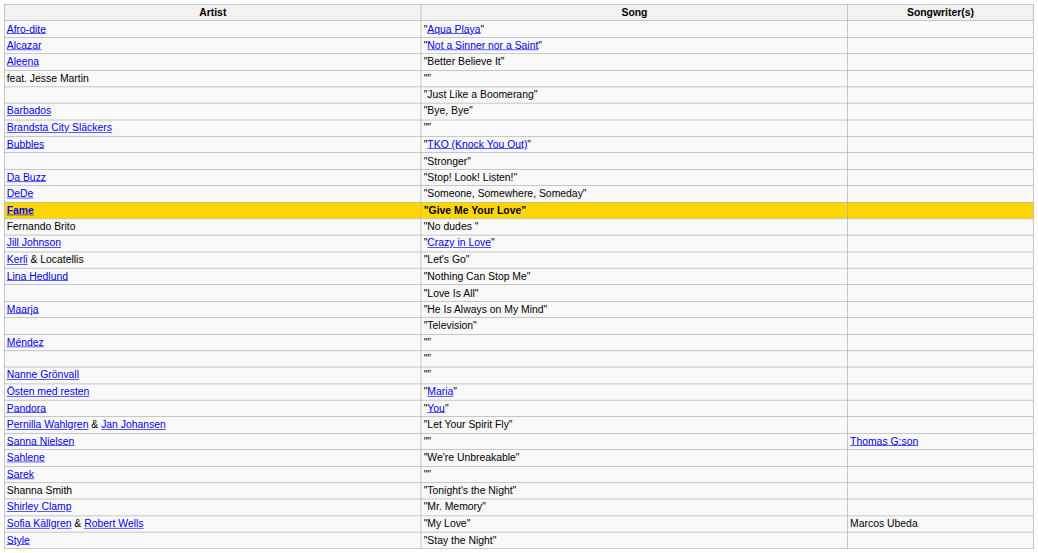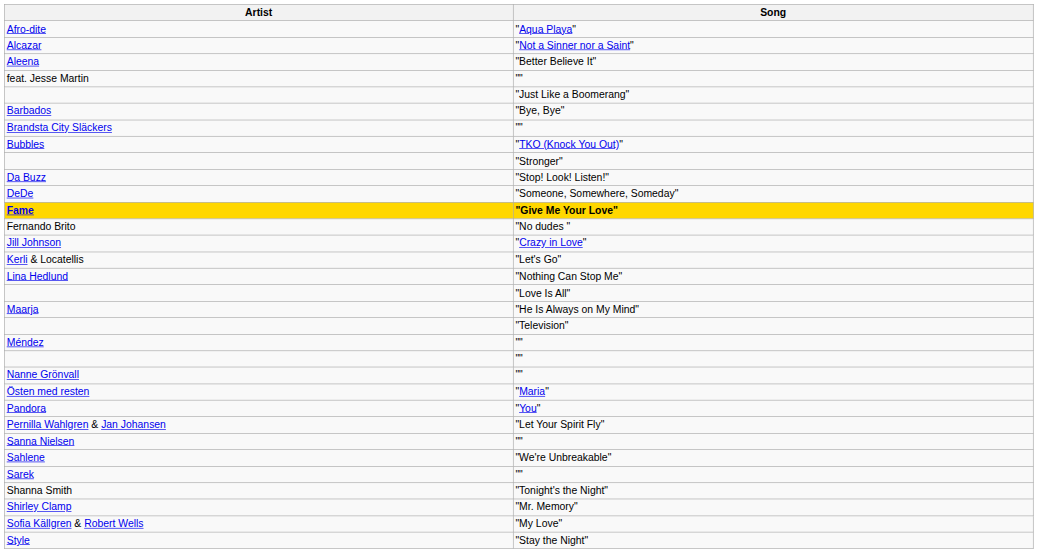- column: (940, 12)
